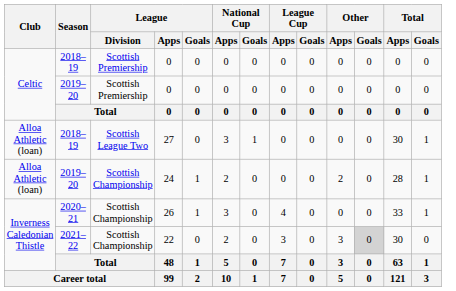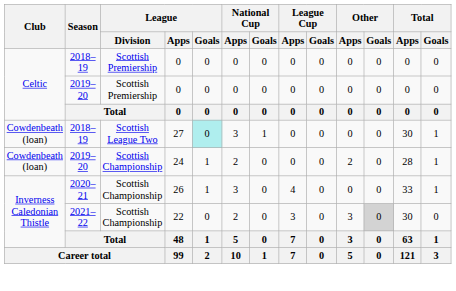(30, 139) Alloa Athletic (loan) -> (35, 134) Cowdenbeath (loan)
(197, 139) no background -> (207, 134) paleturquoise background
(30, 179) Alloa Athletic (loan) -> (35, 161) Cowdenbeath (loan)
